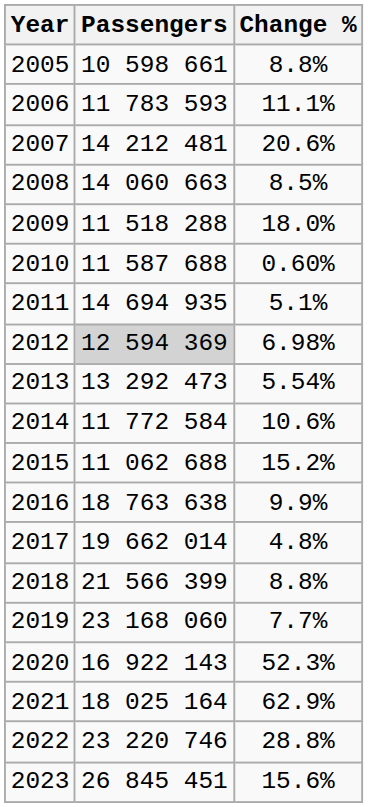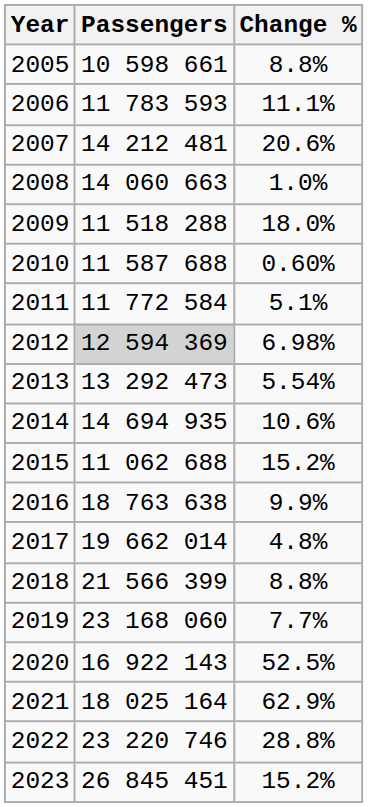(298, 184) 8.5% -> (298, 184) 1.0%
(154, 304) 14 694 935 -> (154, 304) 11 772 584
(154, 423) 11 772 584 -> (154, 423) 14 694 935
(298, 662) 52.3% -> (298, 662) 52.5%
(298, 782) 15.6% -> (298, 782) 15.2%
